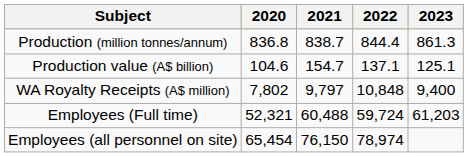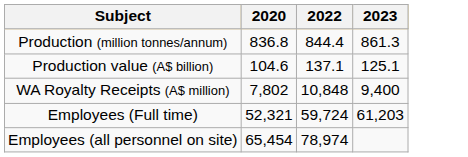- column: (325, 16)
